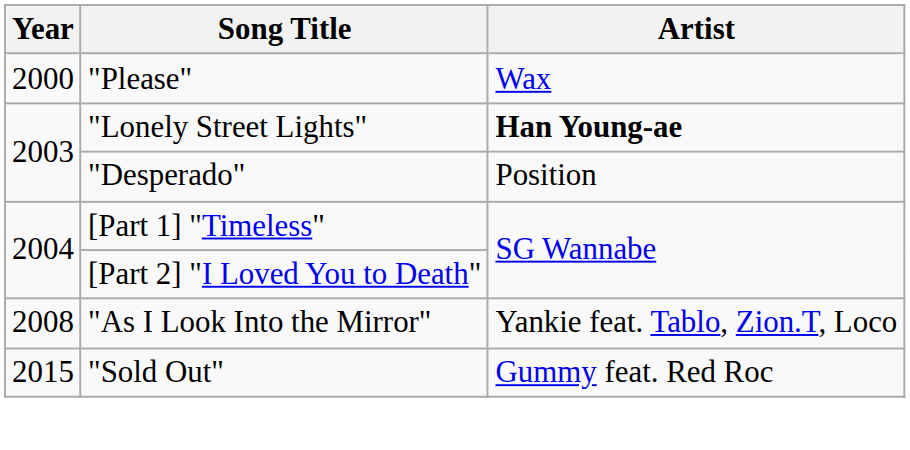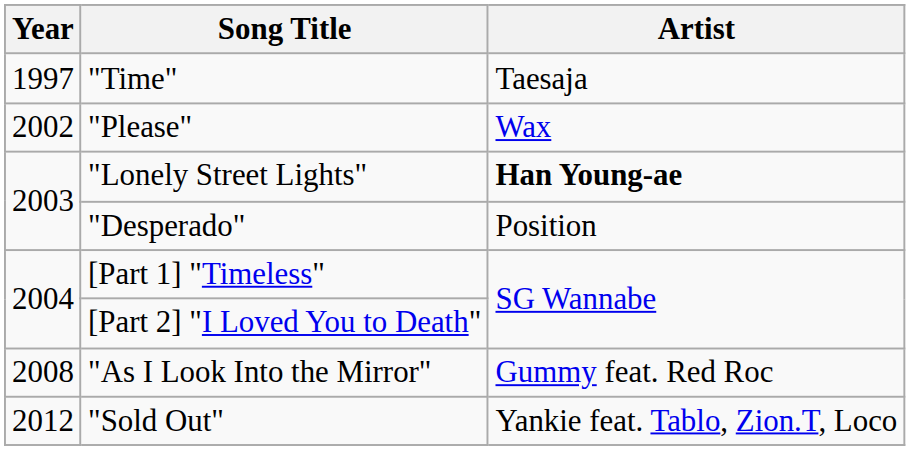+ row: (133, 77)
(43, 77) 2000 -> (43, 126) 2002
(696, 322) Yankie feat. Tablo, Zion.T, Loco -> (634, 371) Gummy feat. Red Roc
(43, 371) 2015 -> (43, 420) 2012
(634, 371) Gummy feat. Red Roc -> (696, 420) Yankie feat. Tablo, Zion.T, Loco
